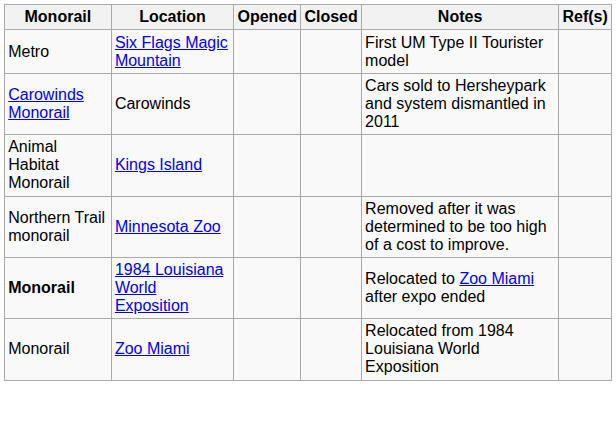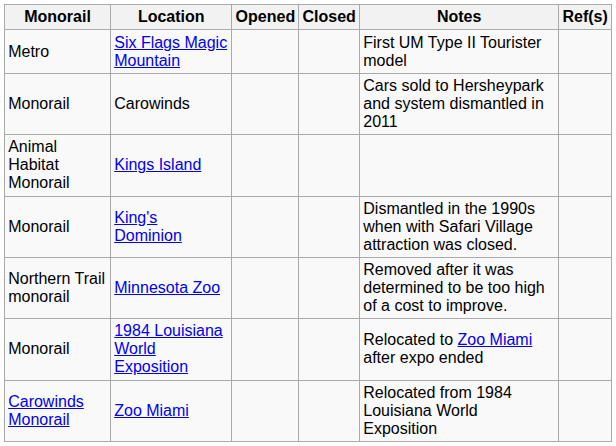(46, 103) Carowinds Monorail -> (39, 103) Monorail
+ row: (148, 226)
(42, 288) bold -> (39, 349) normal
(39, 349) Monorail -> (46, 410) Carowinds Monorail
